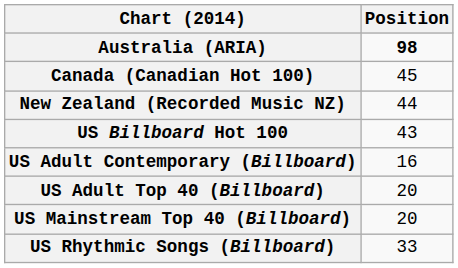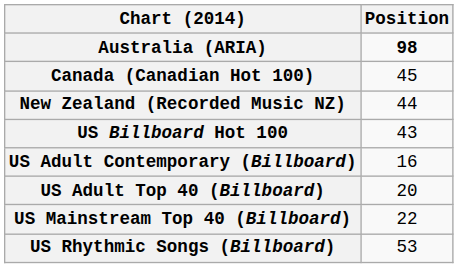(407, 219) 20 -> (407, 219) 22
(407, 248) 33 -> (407, 248) 53
